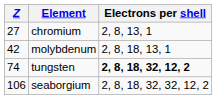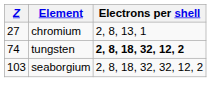- row: (64, 49)
(16, 85) 106 -> (16, 67) 103
